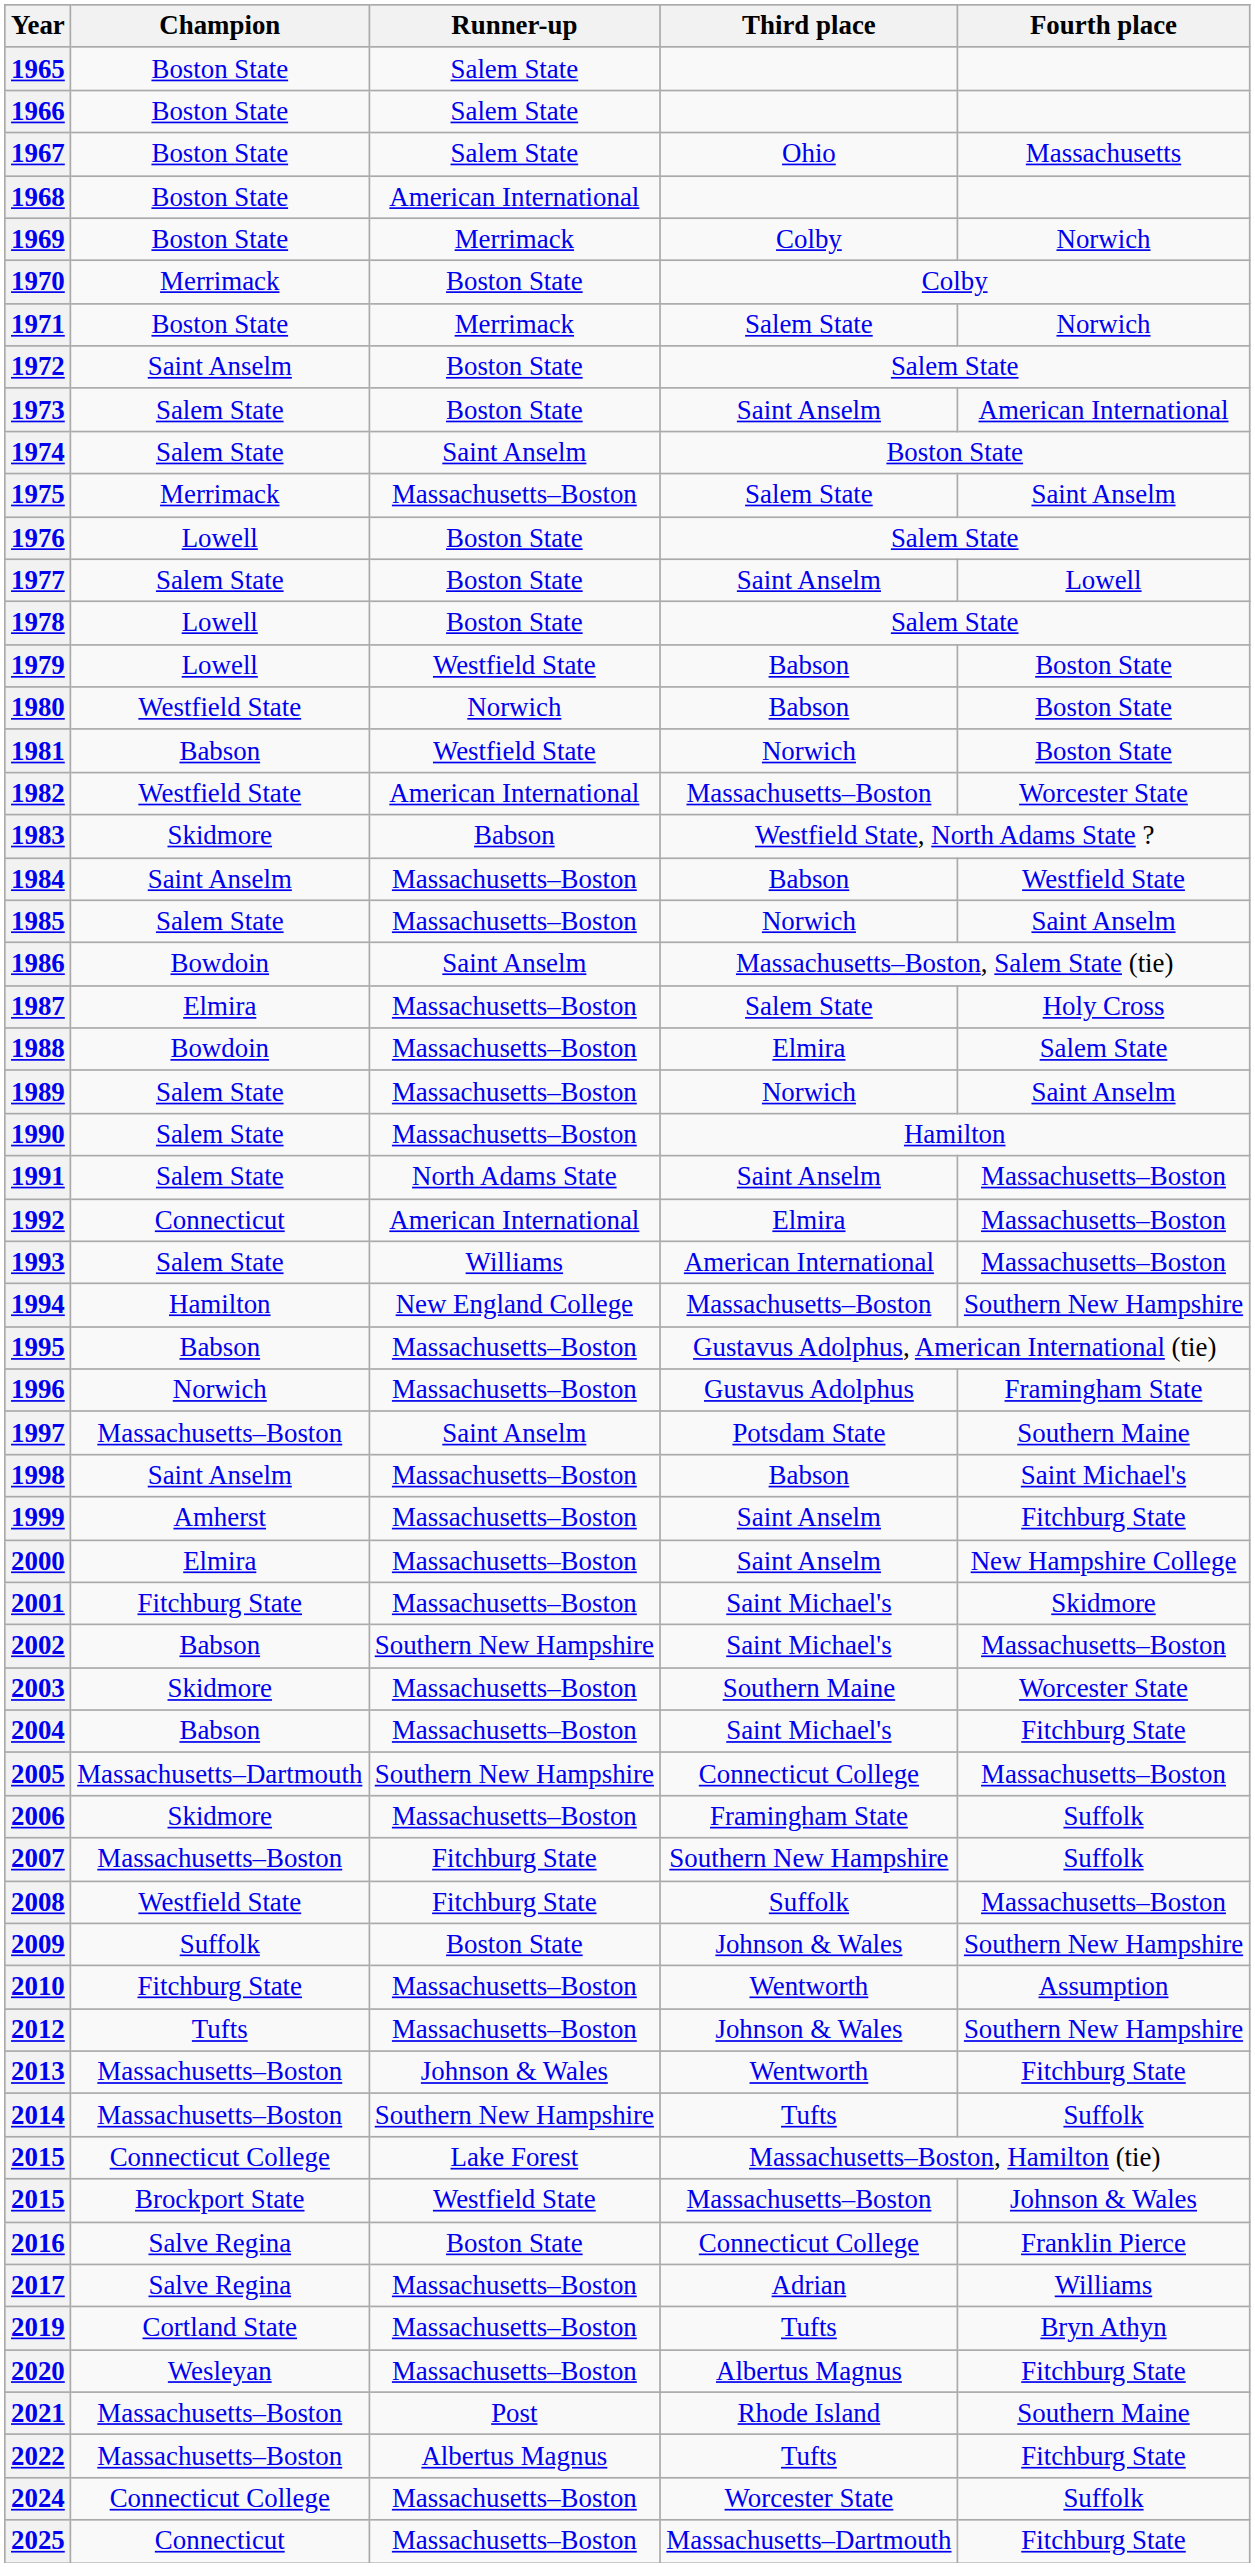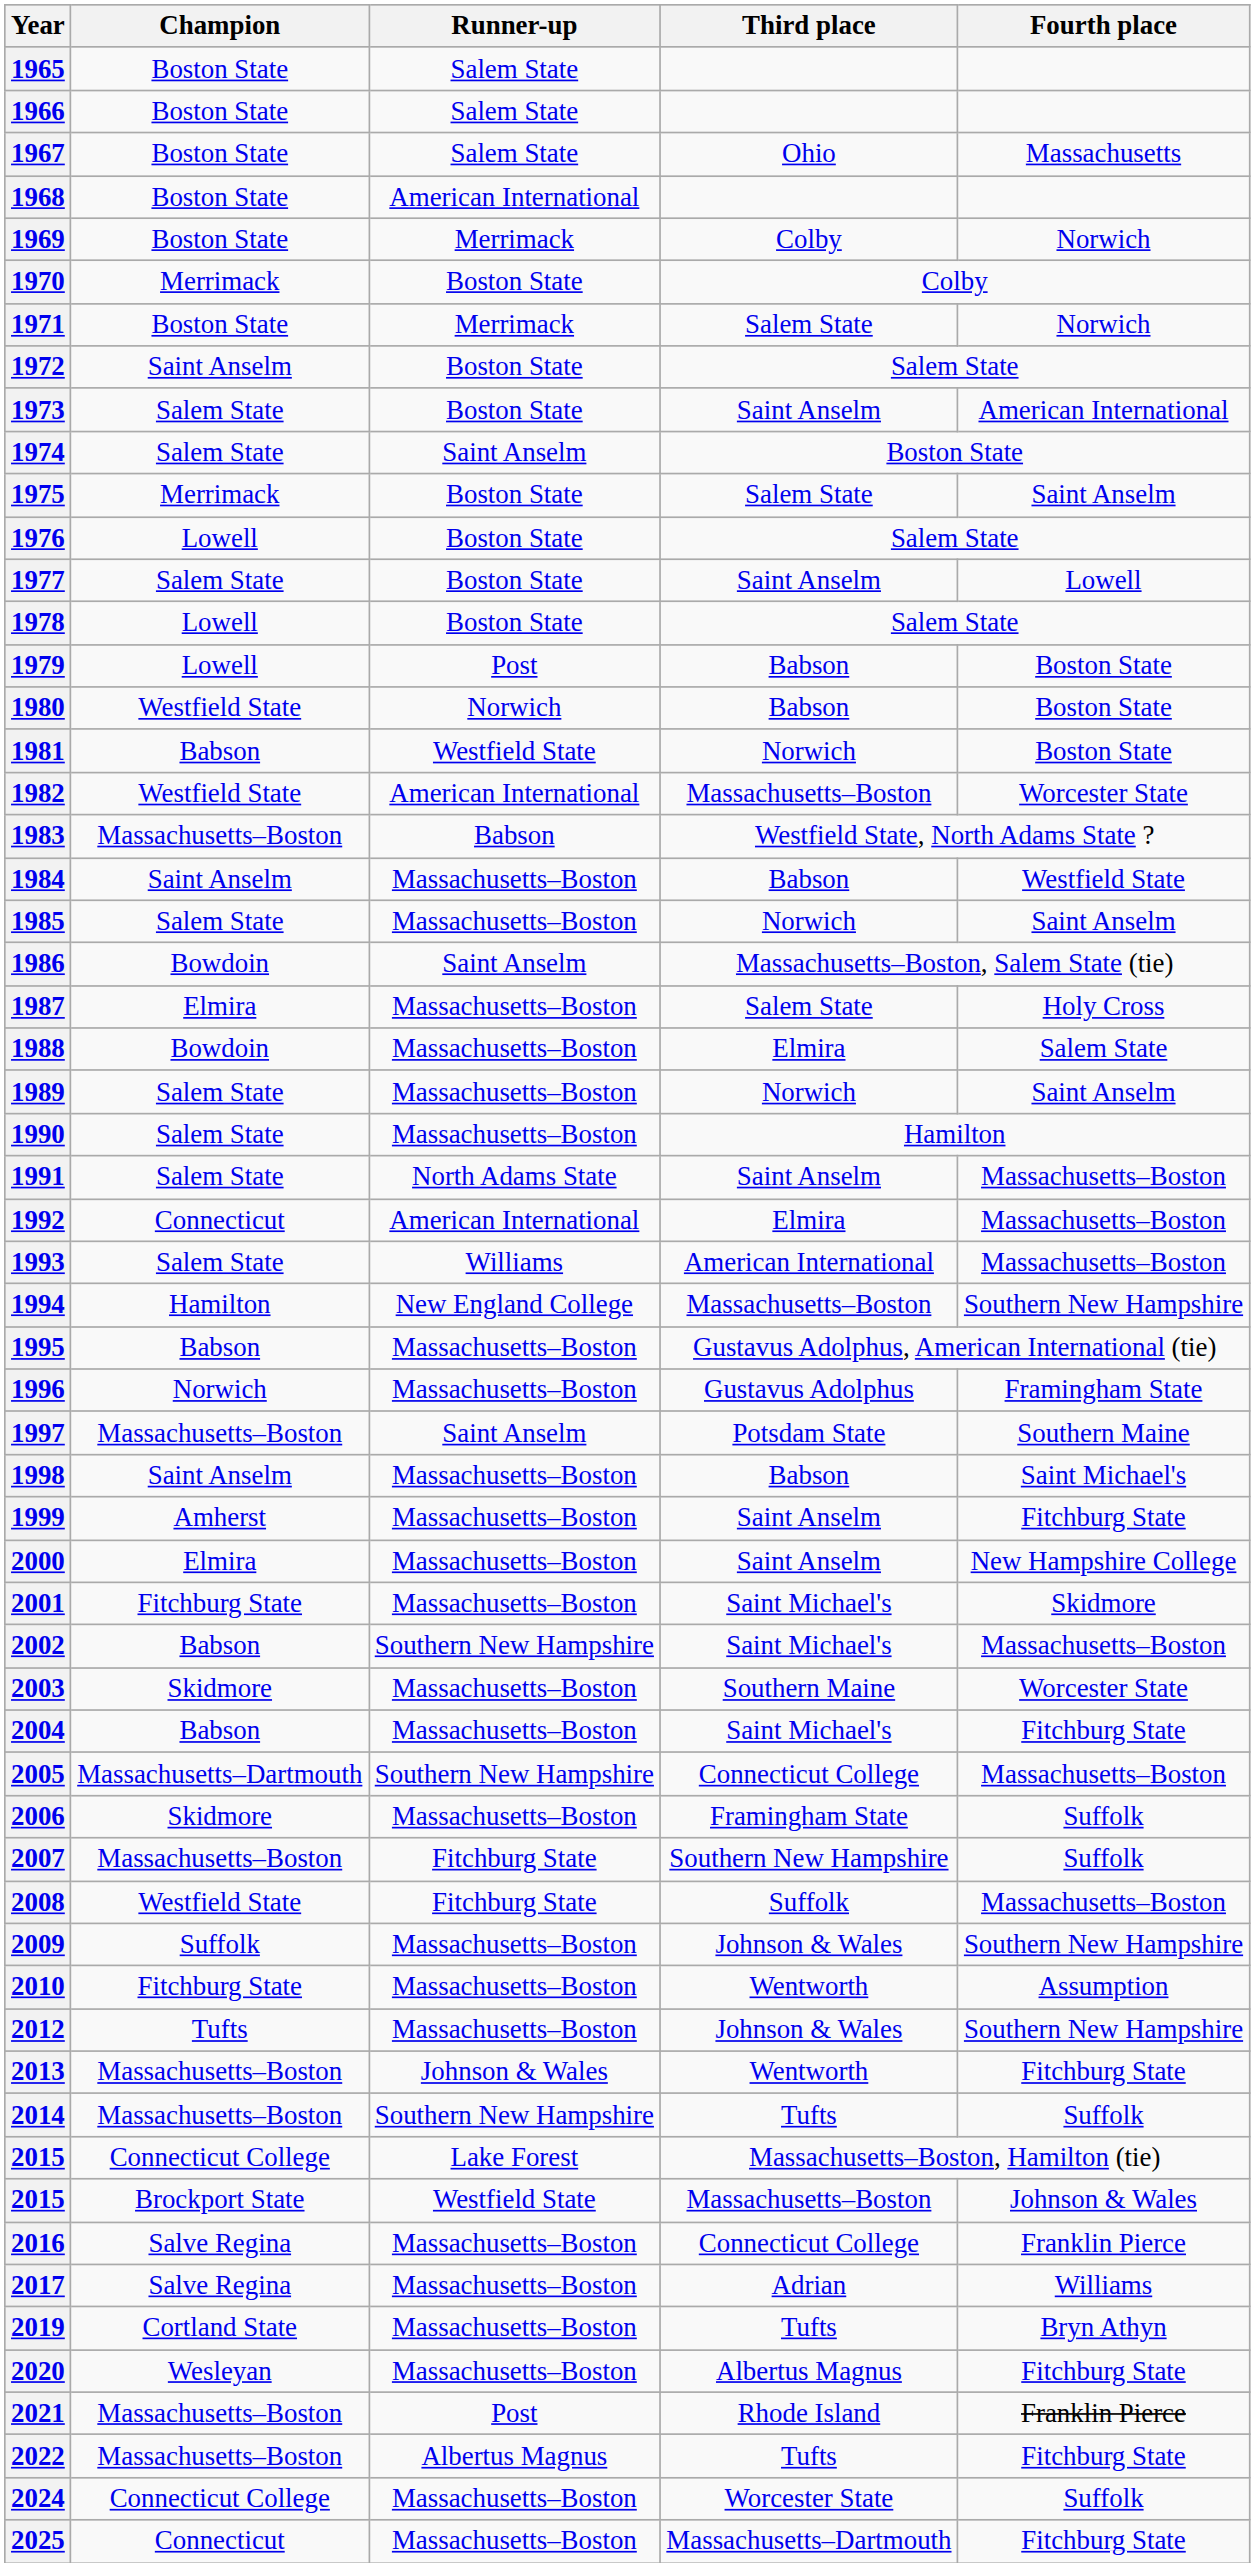(514, 494) Massachusetts–Boston -> (514, 494) Boston State
(514, 665) Westfield State -> (514, 665) Post
(220, 835) Skidmore -> (220, 835) Massachusetts–Boston
(514, 1944) Boston State -> (514, 1944) Massachusetts–Boston
(514, 2242) Boston State -> (514, 2242) Massachusetts–Boston
(1104, 2413) Southern Maine -> (1103, 2413) Franklin Pierce
